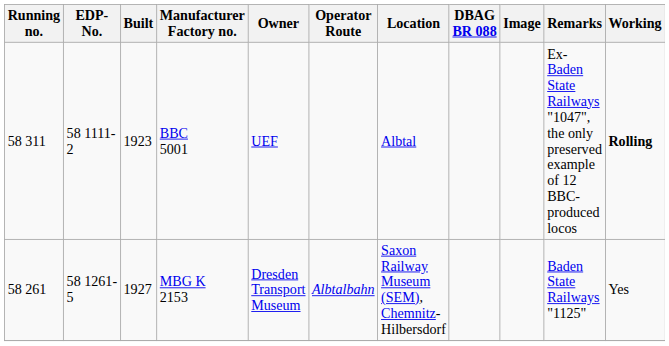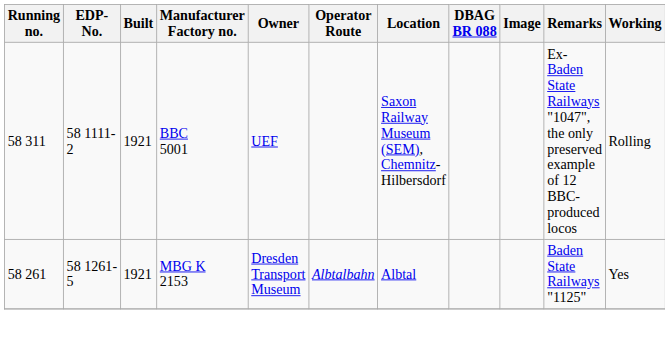(138, 140) 1923 -> (138, 140) 1921
(399, 140) Albtal -> (414, 140) Saxon Railway Museum (SEM), Chemnitz-Hilbersdorf
(630, 140) bold -> (630, 140) normal
(138, 290) 1927 -> (138, 274) 1921
(414, 290) Saxon Railway Museum (SEM), Chemnitz-Hilbersdorf -> (399, 274) Albtal
